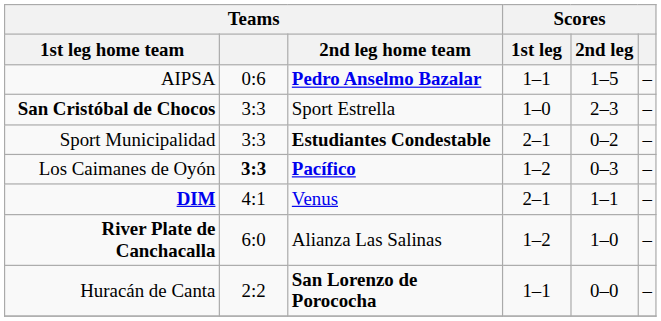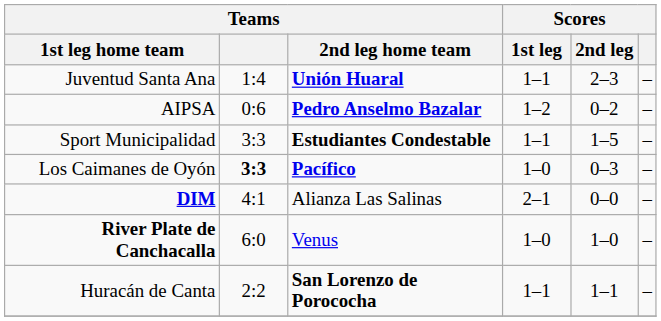+ row: (140, 79)
(537, 79) 1–1 -> (537, 109) 1–2
(604, 79) 1–5 -> (604, 109) 0–2
- row: (117, 109)
(537, 139) 2–1 -> (537, 139) 1–1
(604, 139) 0–2 -> (604, 139) 1–5
(537, 169) 1–2 -> (537, 169) 1–0
(315, 199) Venus -> (367, 199) Alianza Las Salinas
(604, 199) 1–1 -> (604, 199) 0–0
(367, 239) Alianza Las Salinas -> (315, 239) Venus
(537, 239) 1–2 -> (537, 239) 1–0
(604, 290) 0–0 -> (604, 290) 1–1
